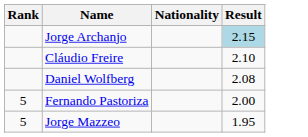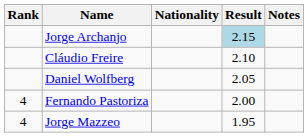+ column: (284, 15)
(243, 79) 2.08 -> (243, 79) 2.05
(23, 100) 5 -> (23, 100) 4
(23, 121) 5 -> (23, 121) 4
